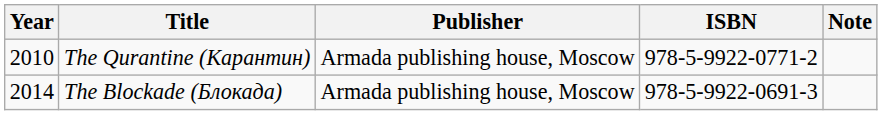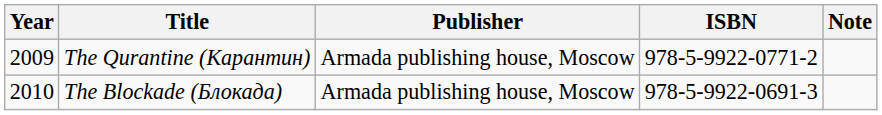(32, 57) 2010 -> (32, 57) 2009
(32, 92) 2014 -> (32, 92) 2010
